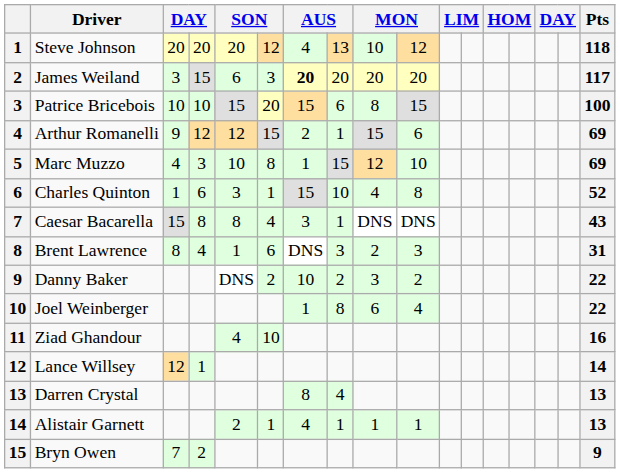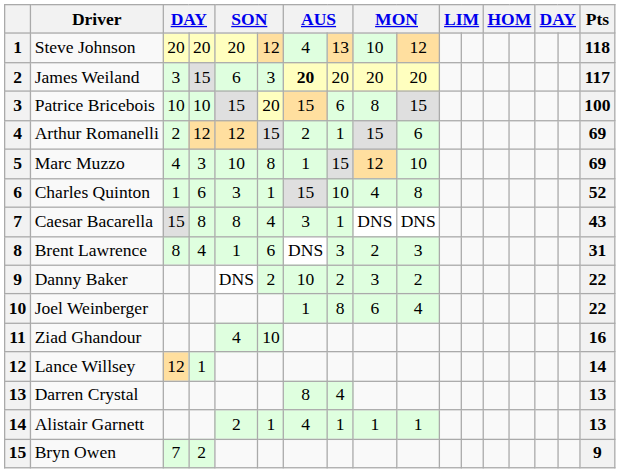(176, 134) 9 -> (176, 134) 2
